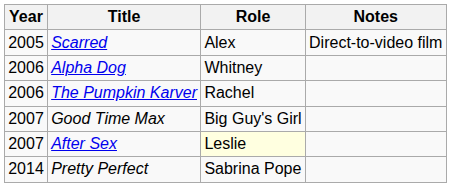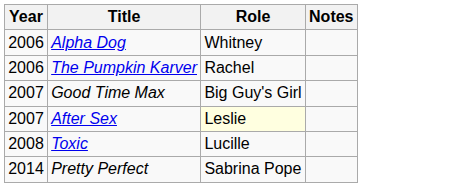- row: (79, 42)
+ row: (70, 144)
